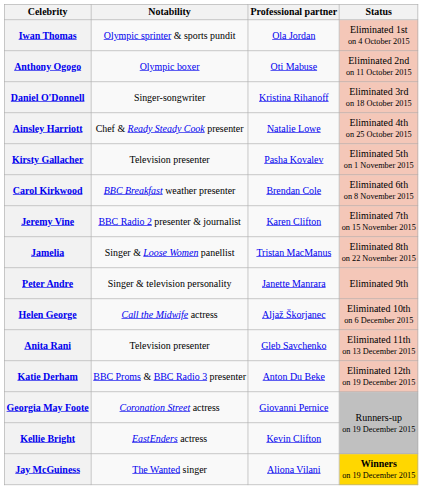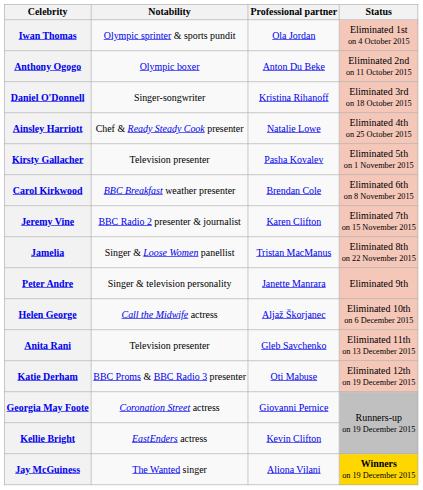(294, 66) Oti Mabuse -> (294, 66) Anton Du Beke
(294, 376) Anton Du Beke -> (294, 376) Oti Mabuse
